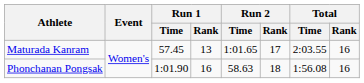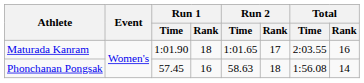(171, 50) 57.45 -> (171, 50) 1:01.90
(206, 50) 13 -> (206, 50) 18
(171, 68) 1:01.90 -> (171, 68) 57.45
(344, 68) 16 -> (344, 68) 14
